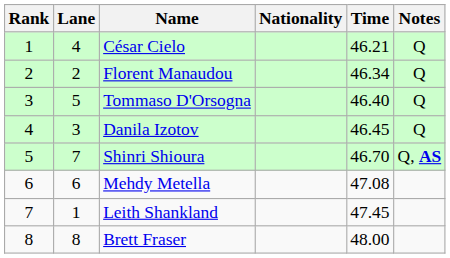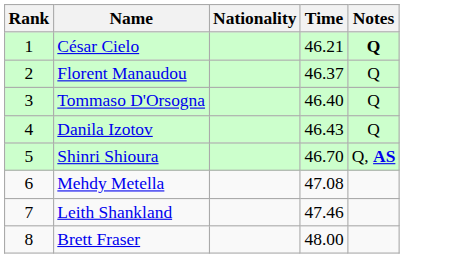- column: (76, 18)
(419, 45) normal -> (374, 45) bold
(370, 73) 46.34 -> (324, 73) 46.37
(370, 128) 46.45 -> (324, 128) 46.43
(370, 211) 47.45 -> (324, 211) 47.46
